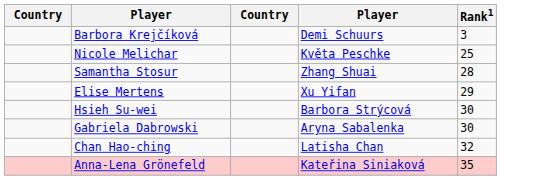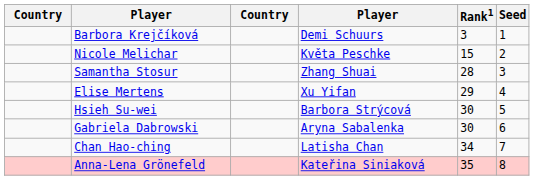+ column: (513, 15)
(467, 54) 25 -> (467, 54) 15
(467, 147) 32 -> (467, 147) 34
